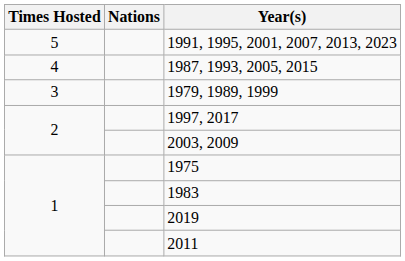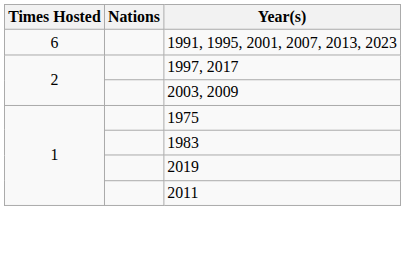(54, 42) 5 -> (54, 42) 6
- row: (242, 67)
- row: (223, 92)
